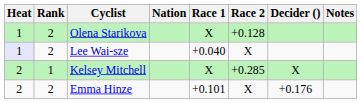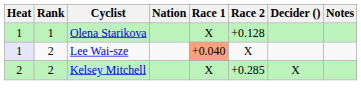(51, 32) 2 -> (51, 32) 1
(209, 51) no background -> (209, 51) lightsalmon background
(51, 70) 1 -> (51, 70) 2
- row: (101, 88)
